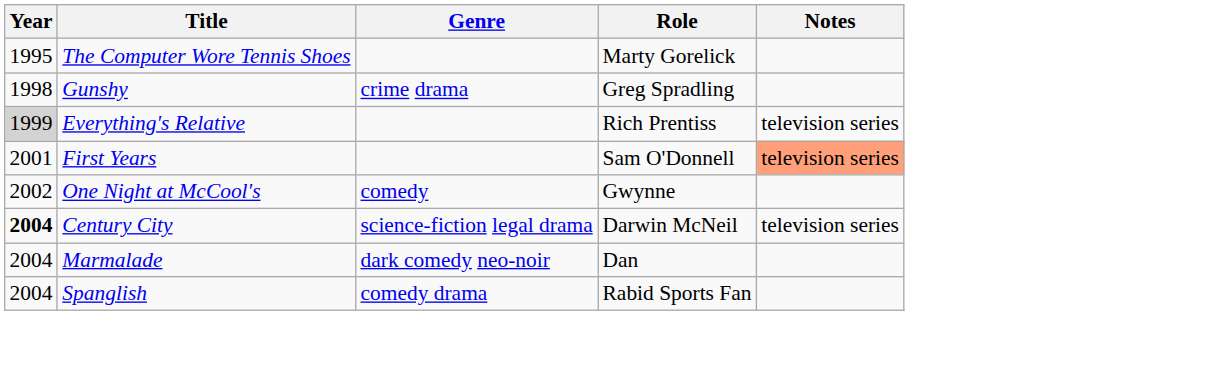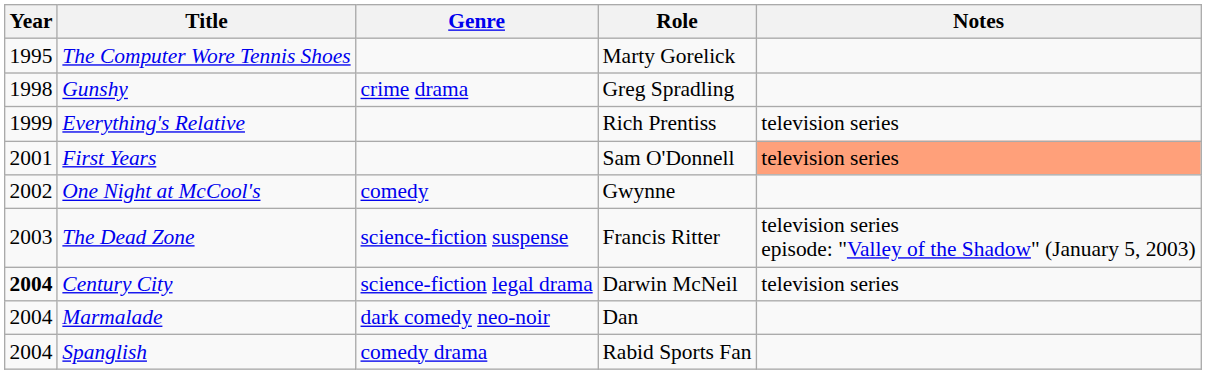(31, 123) lightgrey background -> (31, 123) no background
+ row: (128, 237)
